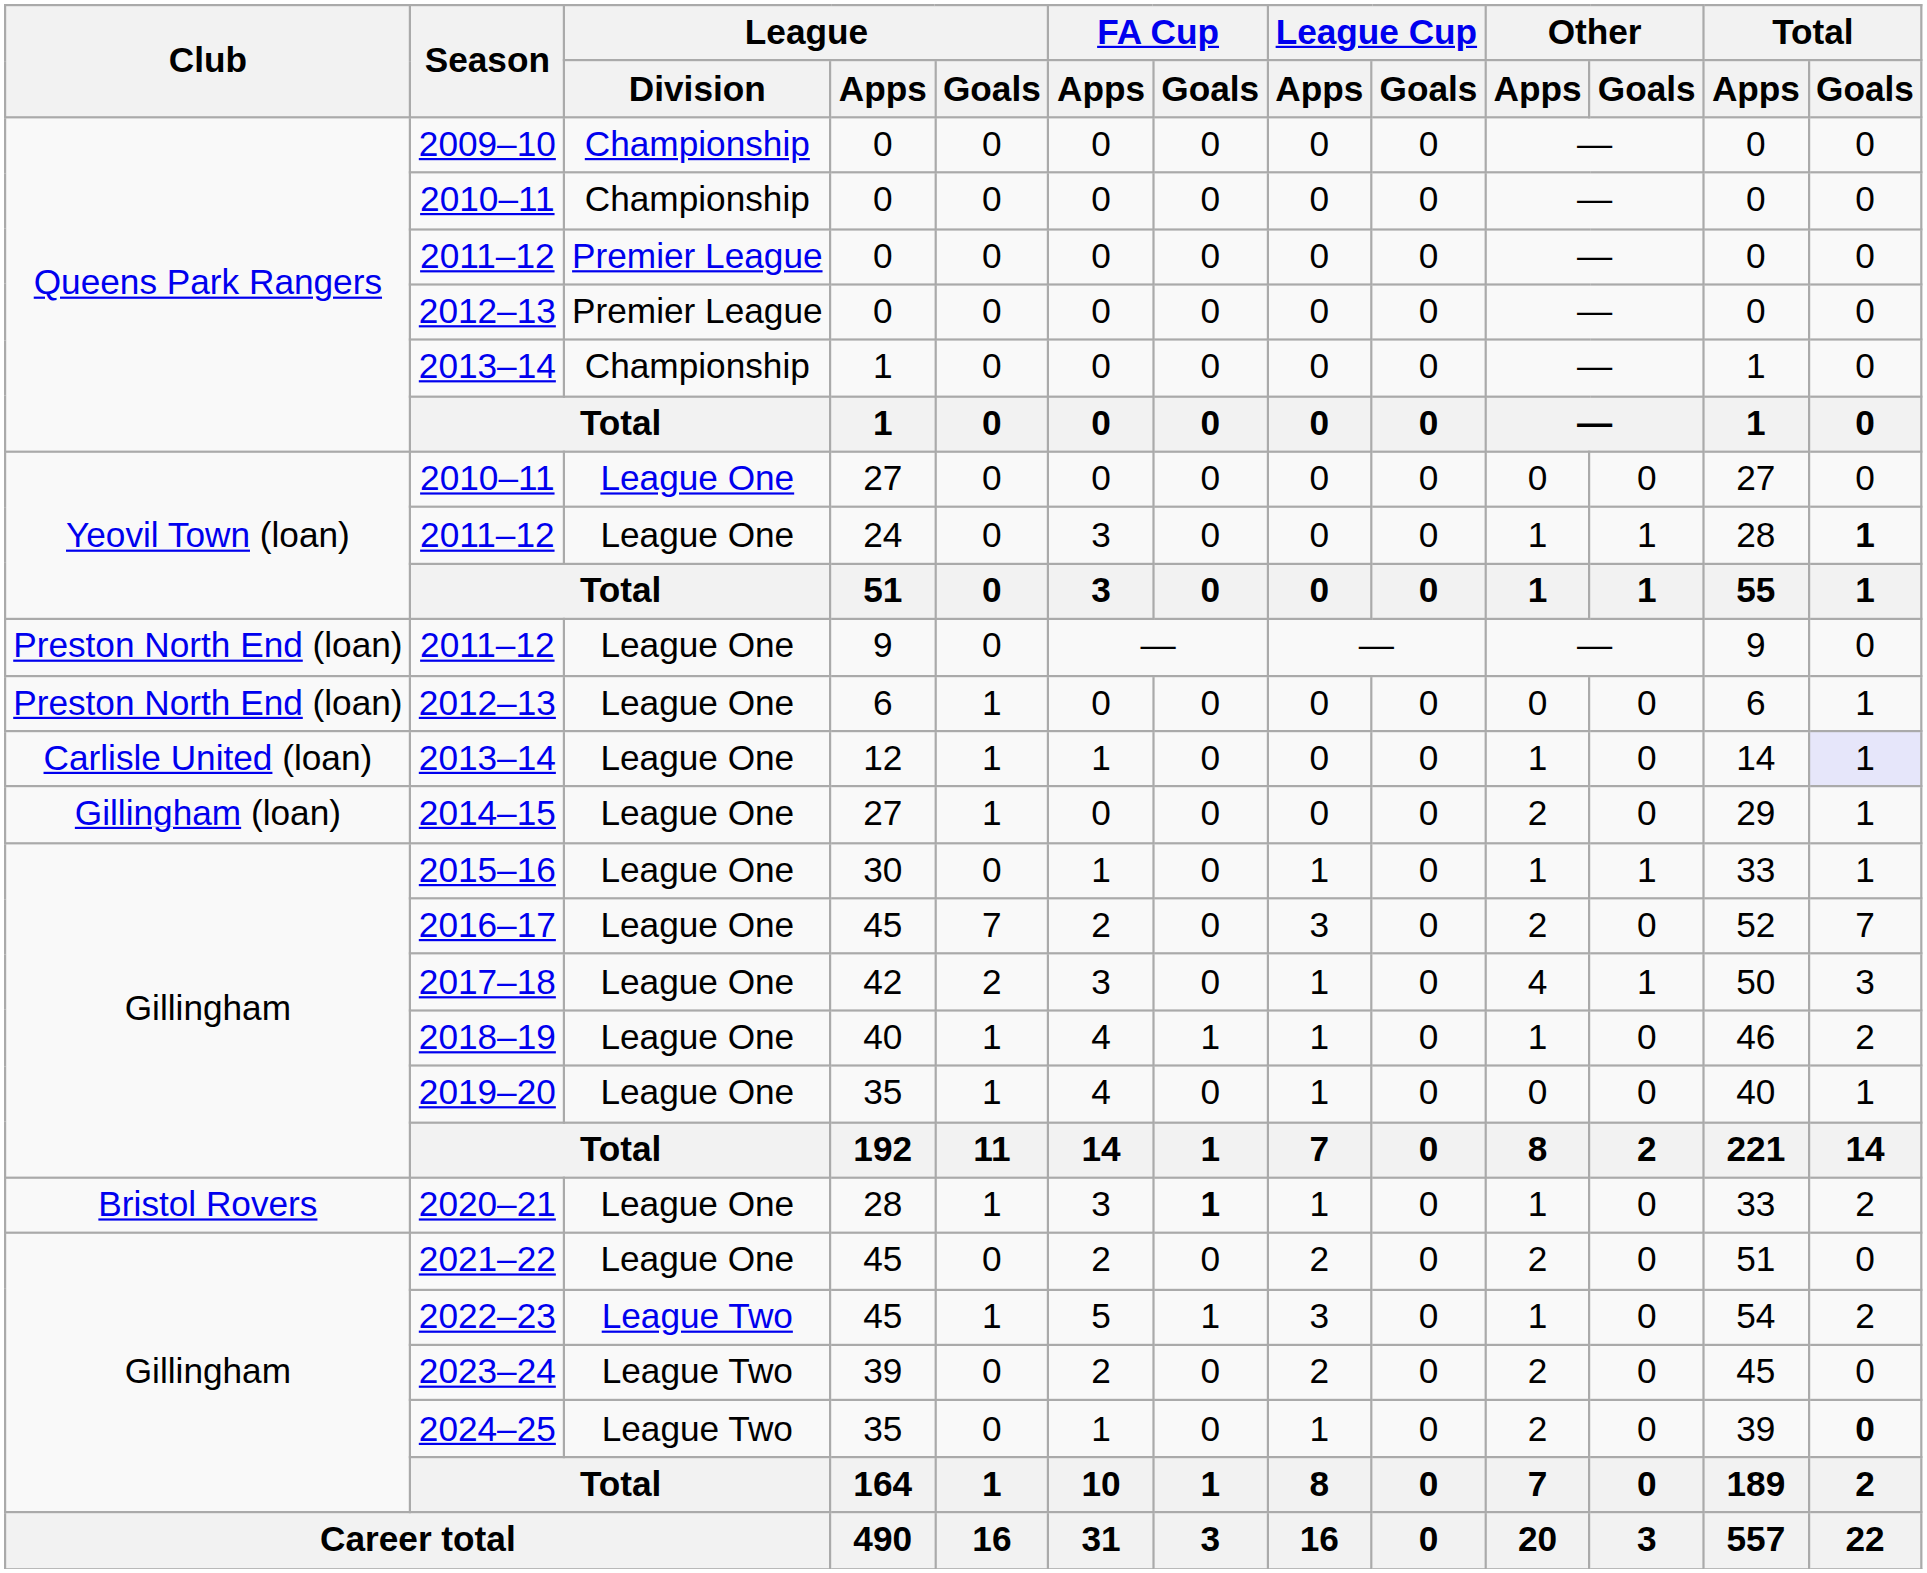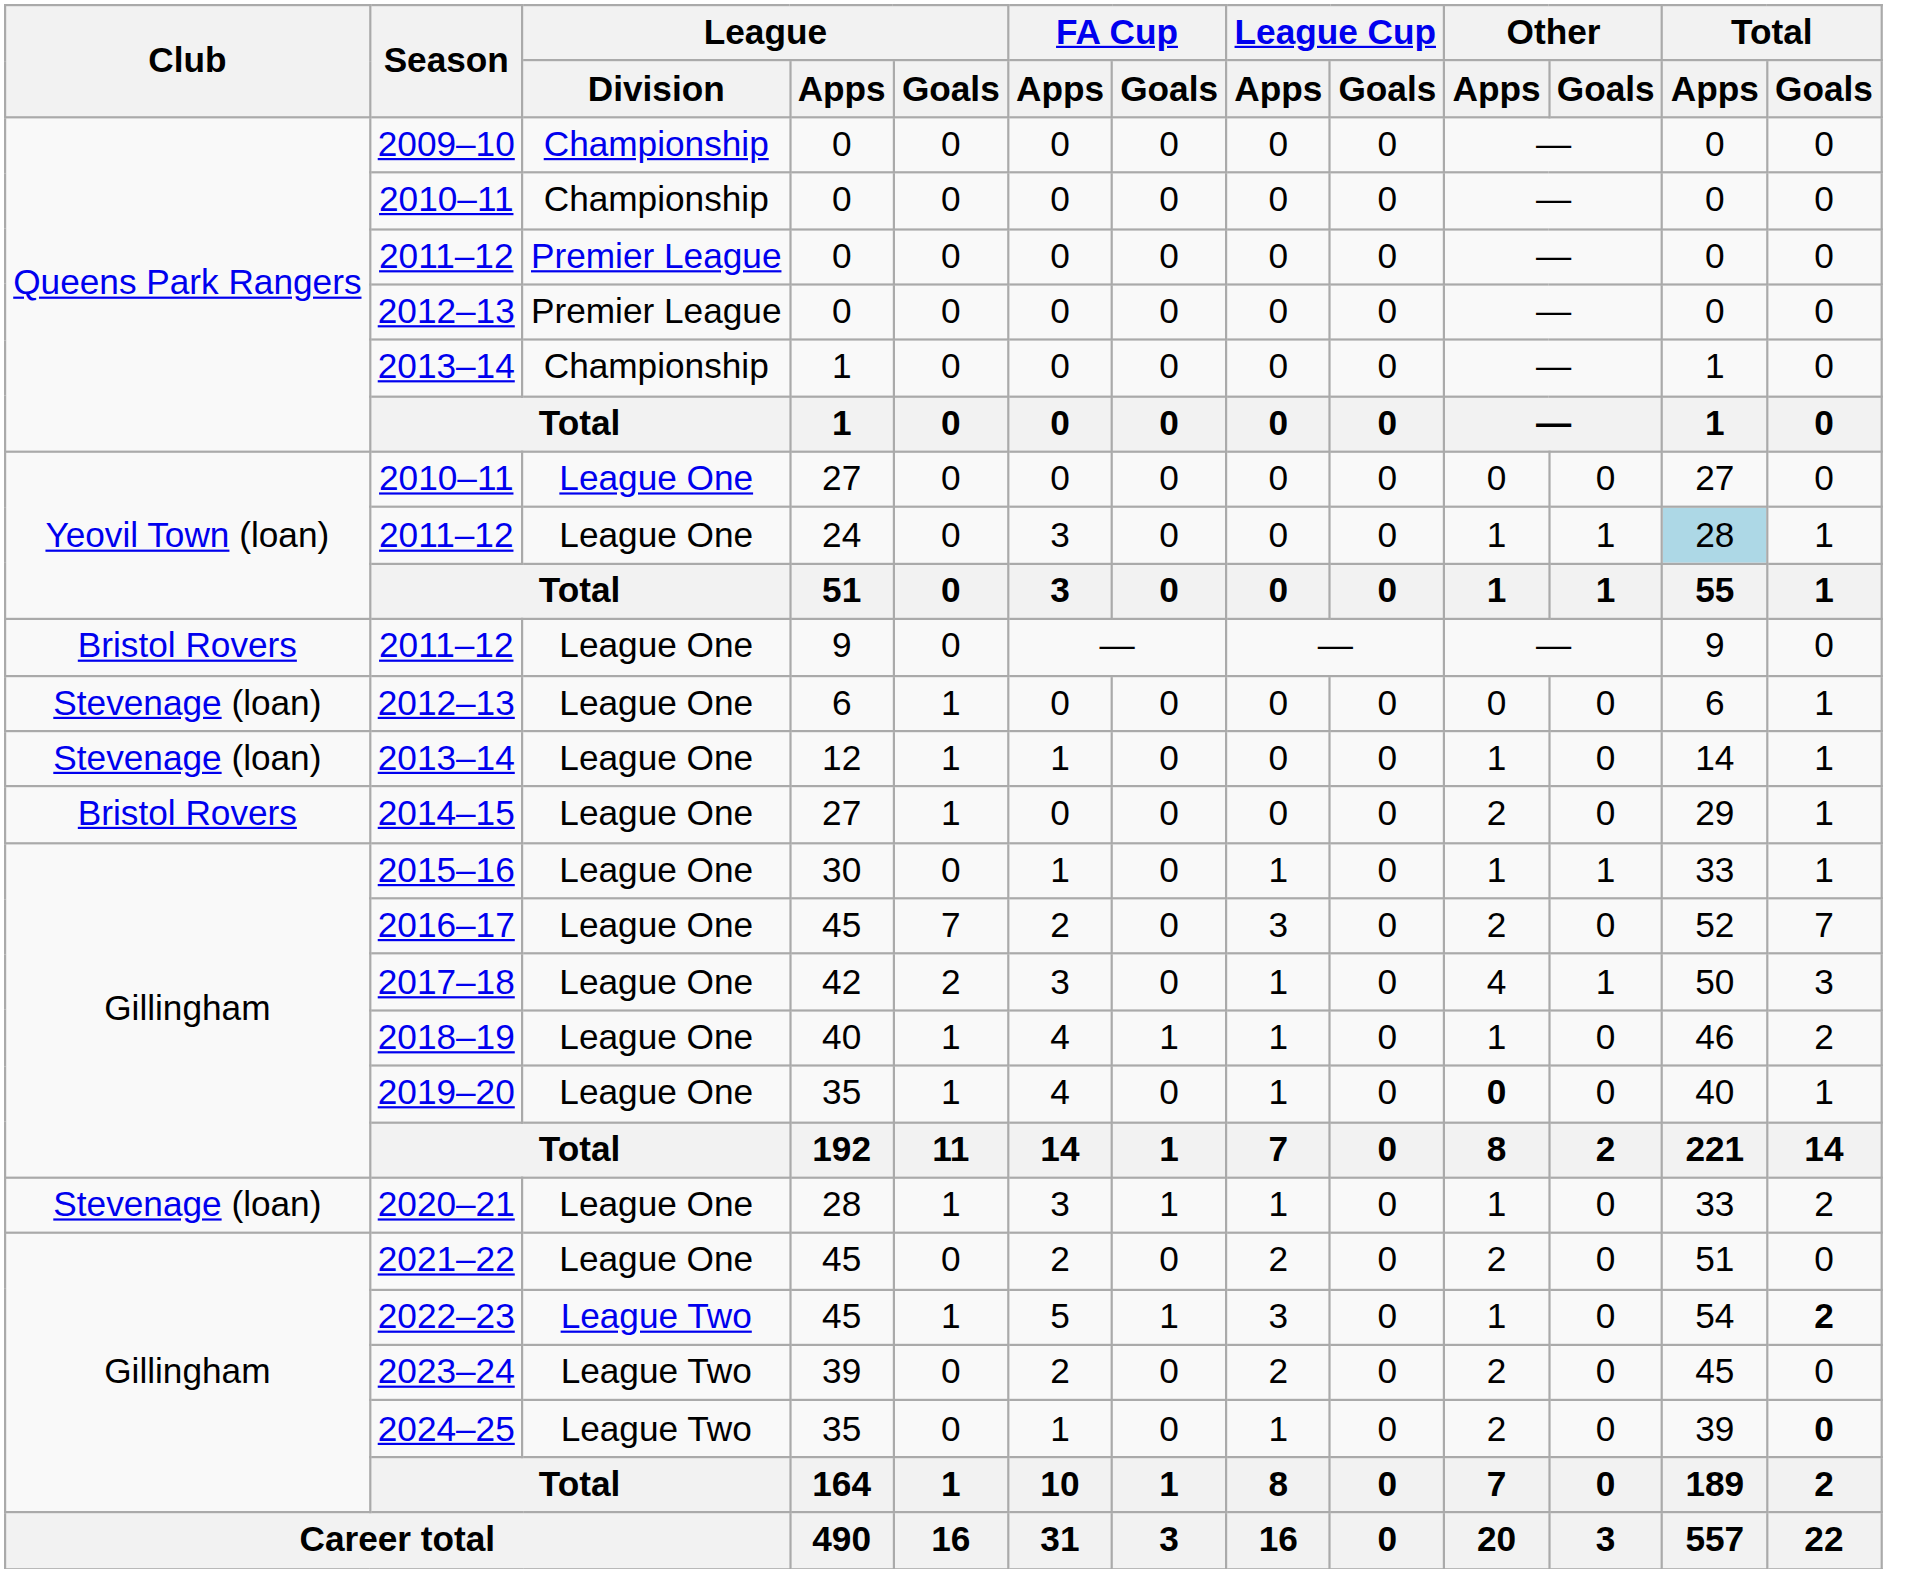(1756, 534) no background -> (1715, 534) lightblue background
(1865, 534) bold -> (1824, 534) normal
(208, 646) Preston North End (loan) -> (187, 646) Bristol Rovers
(208, 702) Preston North End (loan) -> (187, 702) Stevenage (loan)
(208, 758) Carlisle United (loan) -> (187, 758) Stevenage (loan)
(1865, 758) lavender background -> (1824, 758) no background
(208, 813) Gillingham (loan) -> (187, 813) Bristol Rovers
(1538, 1093) normal -> (1497, 1093) bold
(208, 1204) Bristol Rovers -> (187, 1204) Stevenage (loan)
(1210, 1204) bold -> (1169, 1204) normal
(1865, 1316) normal -> (1824, 1316) bold
